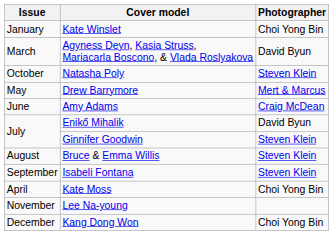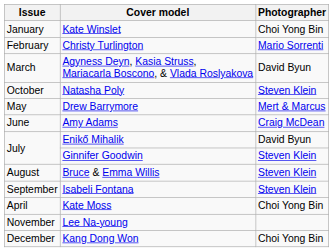+ row: (103, 45)
